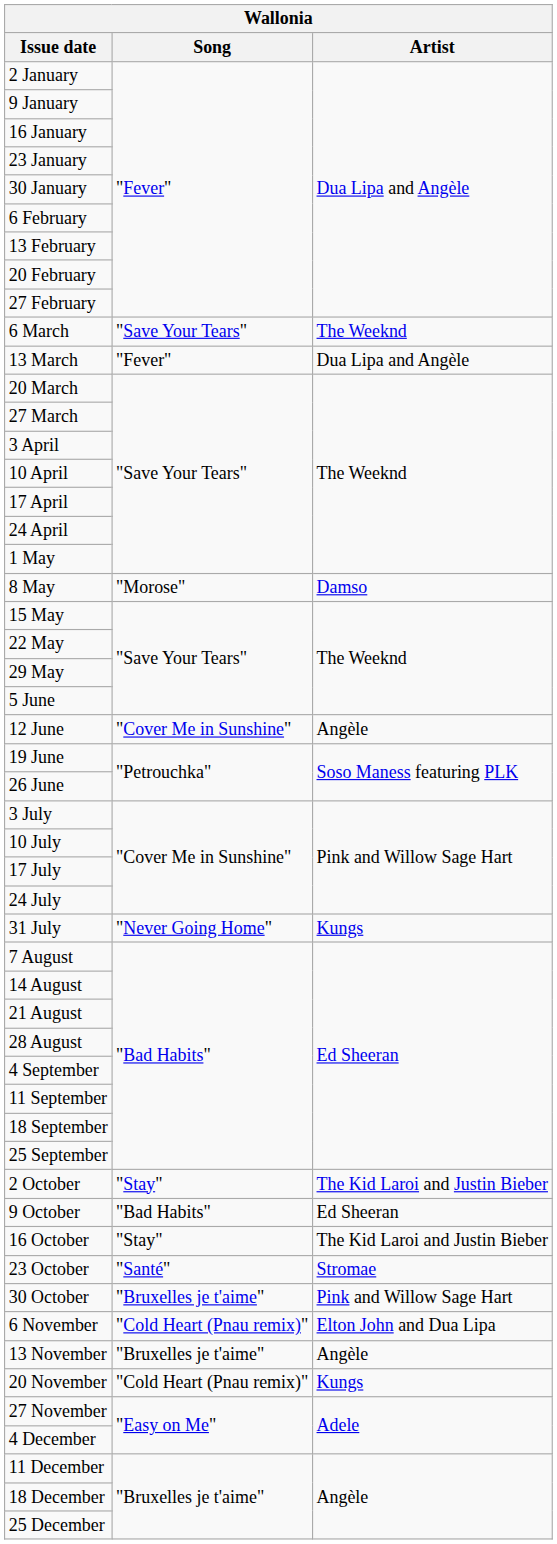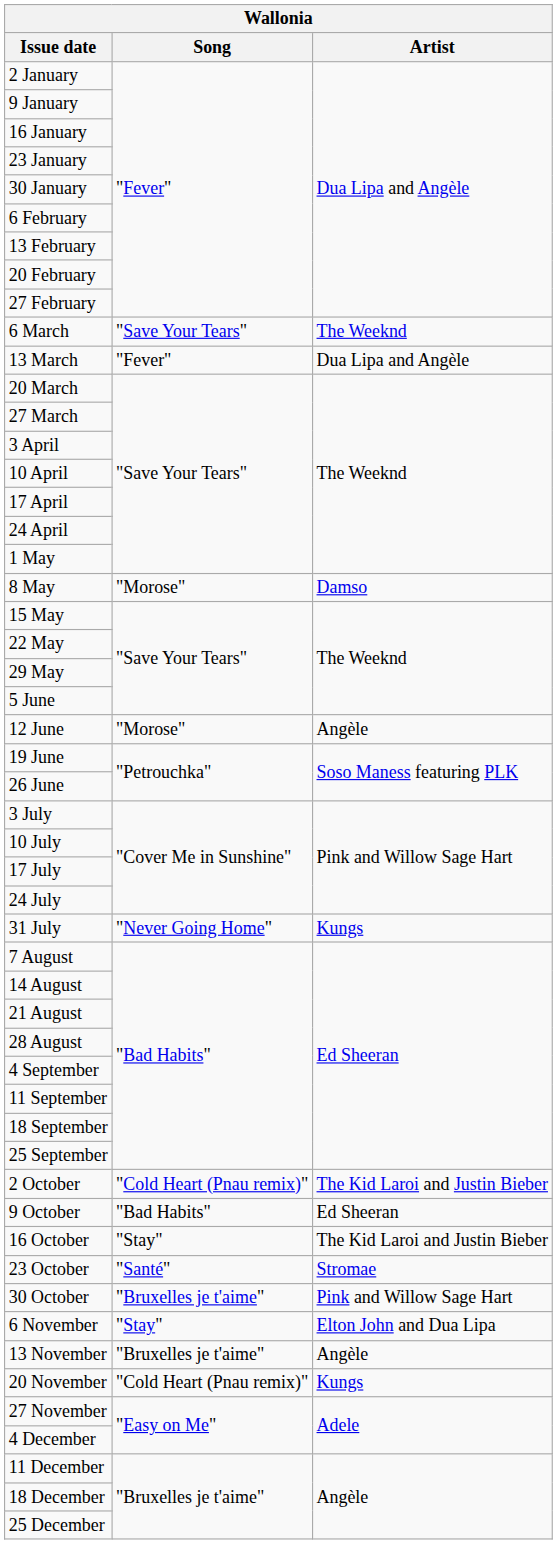(204, 729) "Cover Me in Sunshine" -> (151, 729) "Morose"
(139, 1183) "Stay" -> (212, 1183) "Cold Heart (Pnau remix)"
(212, 1326) "Cold Heart (Pnau remix)" -> (139, 1326) "Stay"
